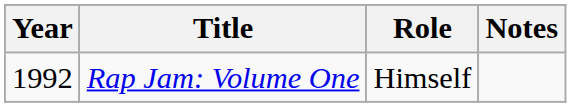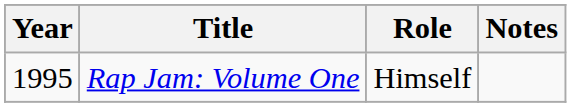(42, 76) 1992 -> (42, 76) 1995
